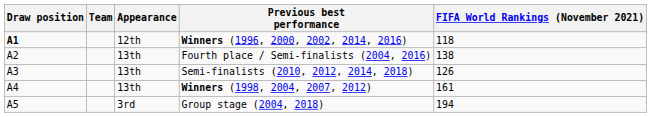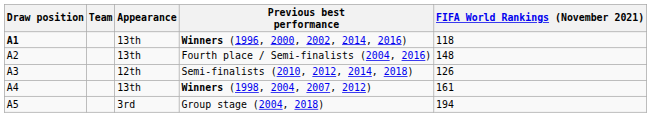(129, 40) 12th -> (129, 40) 13th
(445, 56) 138 -> (445, 56) 148
(129, 72) 13th -> (129, 72) 12th
